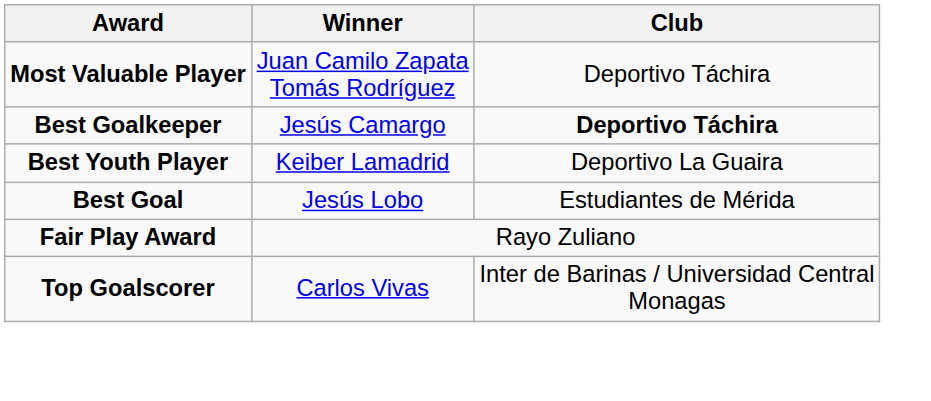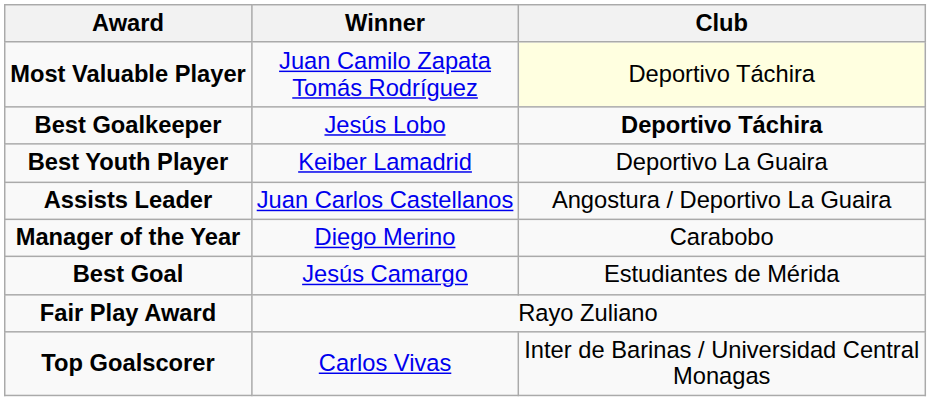(677, 74) no background -> (722, 74) lightyellow background
(363, 125) Jesús Camargo -> (385, 125) Jesús Lobo
+ row: (128, 200)
+ row: (128, 237)
(363, 200) Jesús Lobo -> (385, 275) Jesús Camargo
